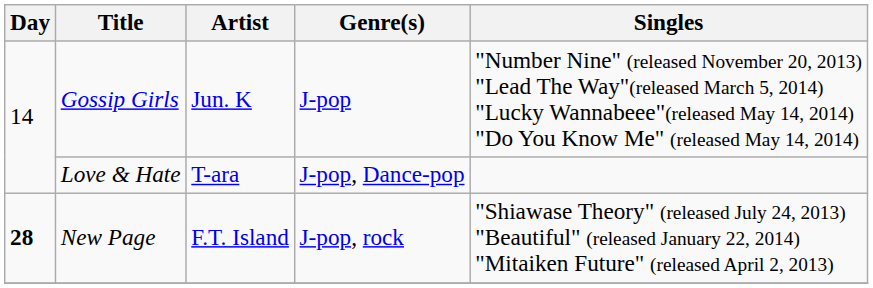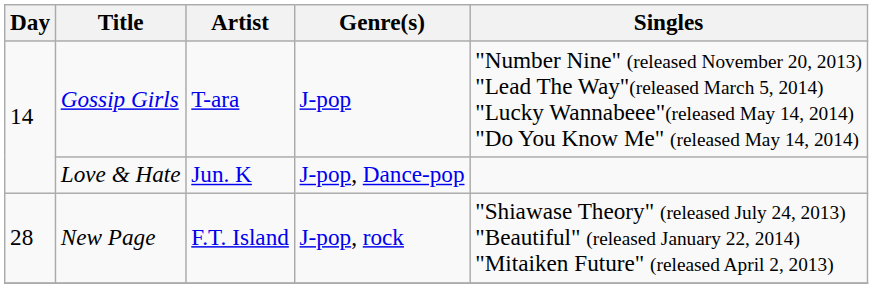(222, 98) Jun. K -> (215, 98) T-ara
(215, 174) T-ara -> (222, 174) Jun. K
(22, 237) bold -> (22, 237) normal
